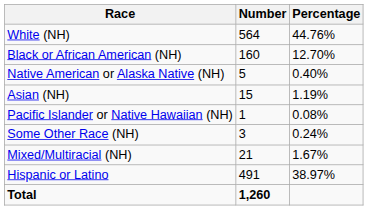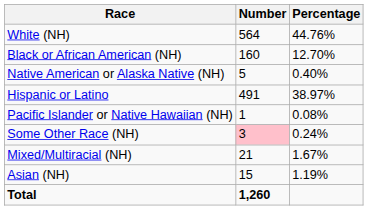rows swapped: (38, 94) <-> (58, 174)
(242, 134) no background -> (242, 134) pink background
